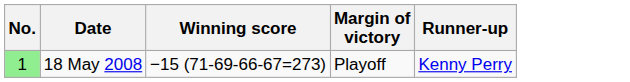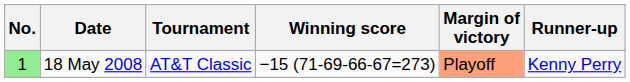+ column: (201, 28)
(360, 64) no background -> (469, 64) lightsalmon background
